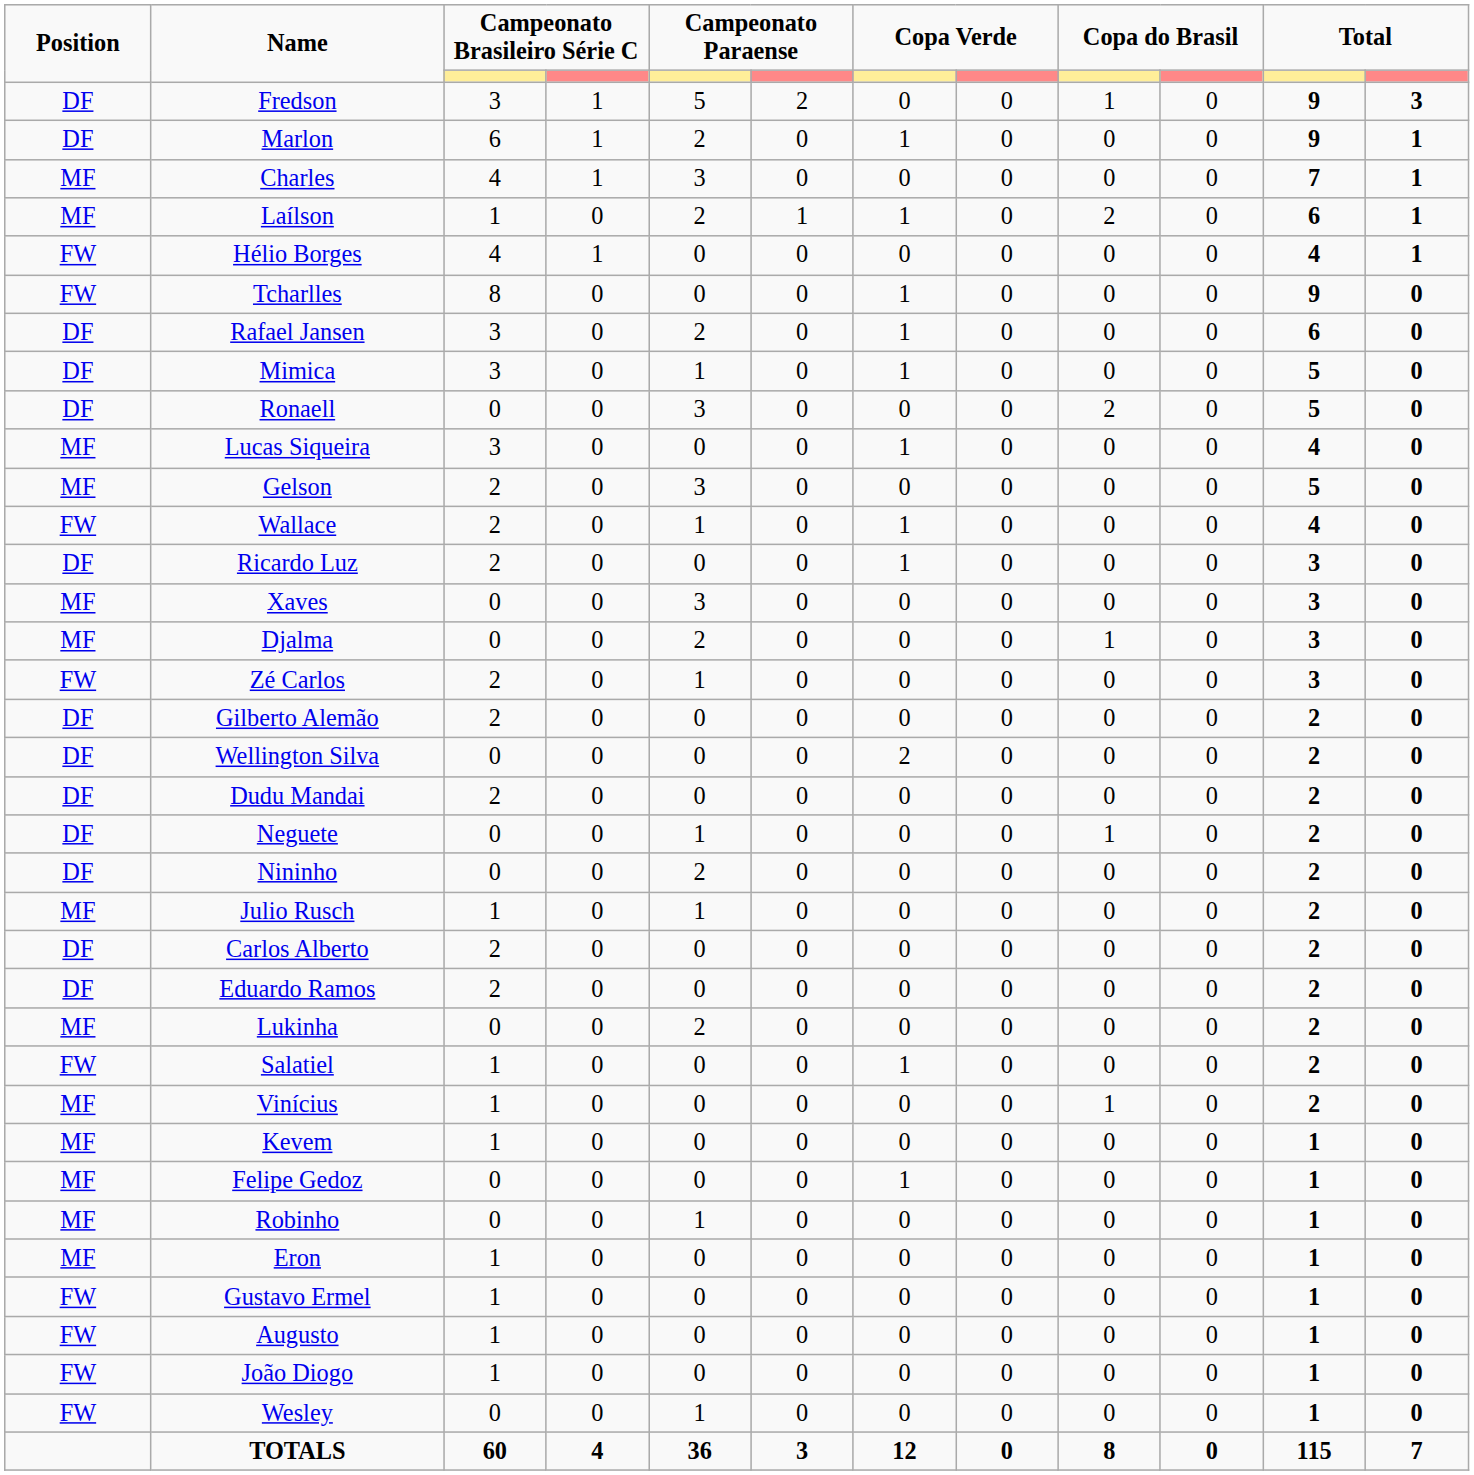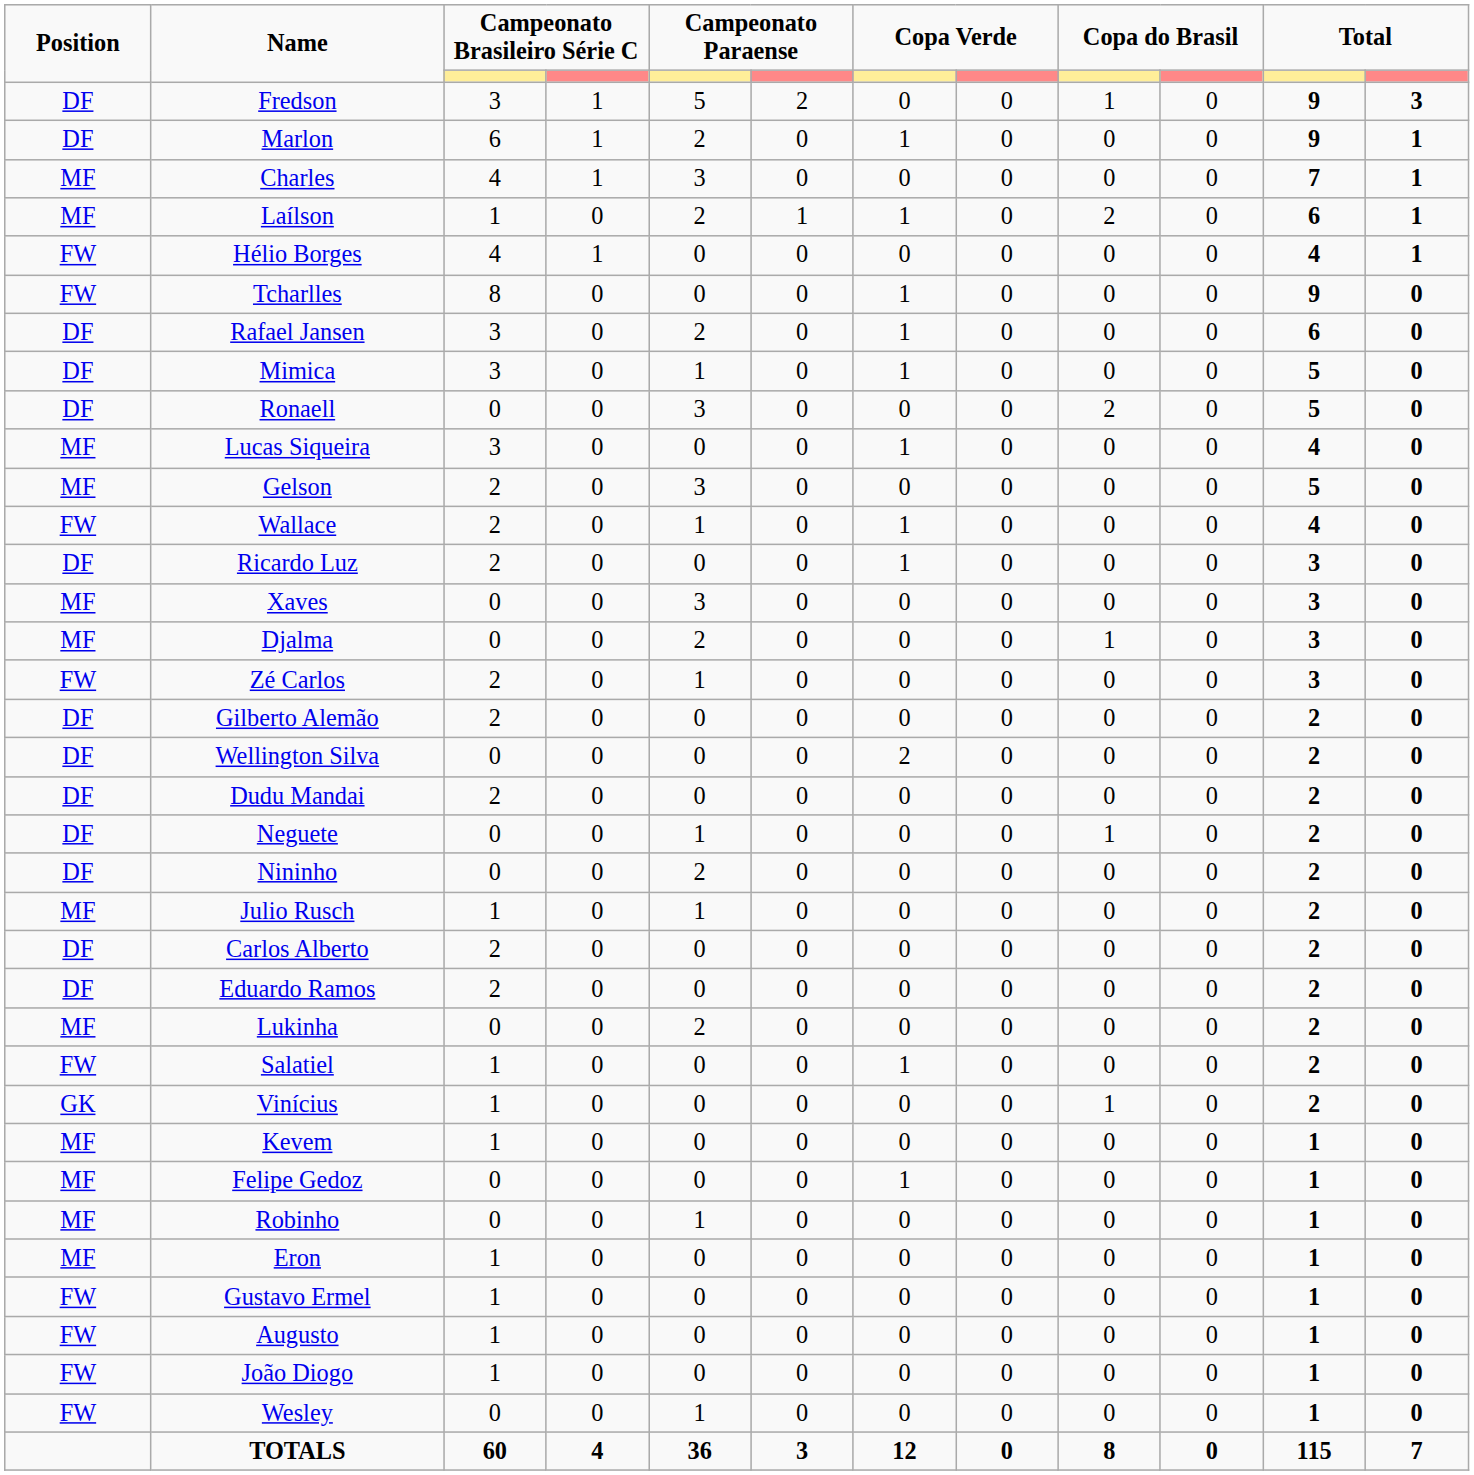(78, 1103) MF -> (78, 1103) GK
